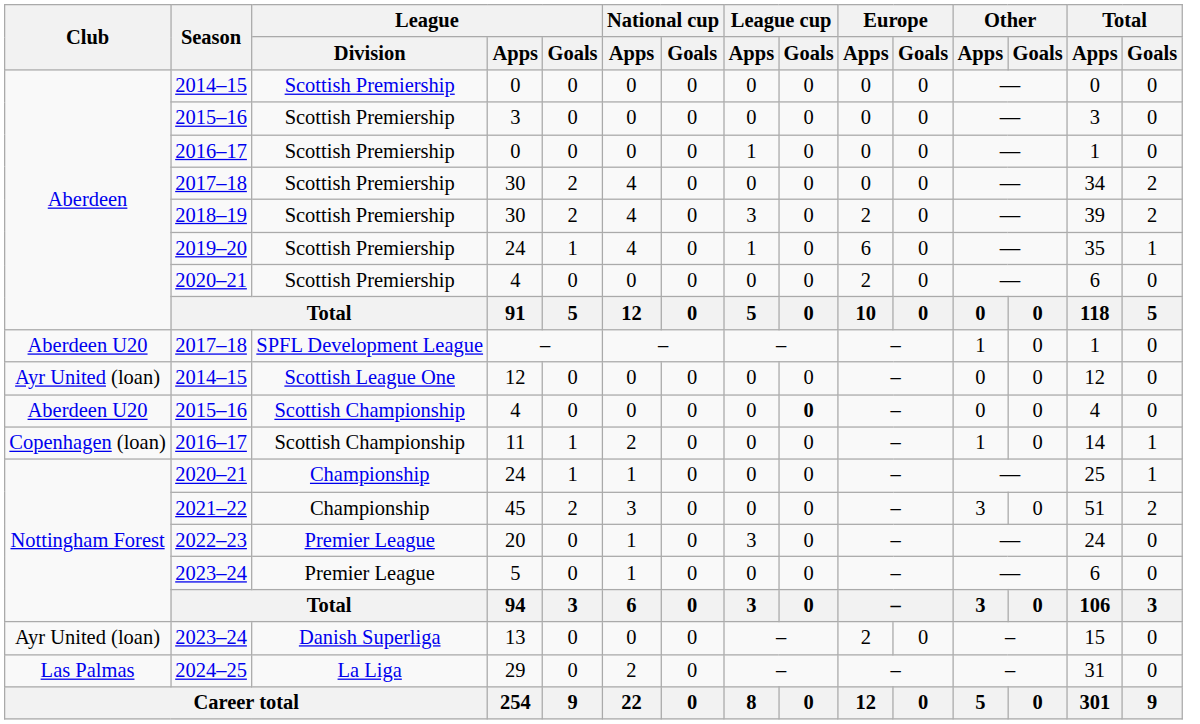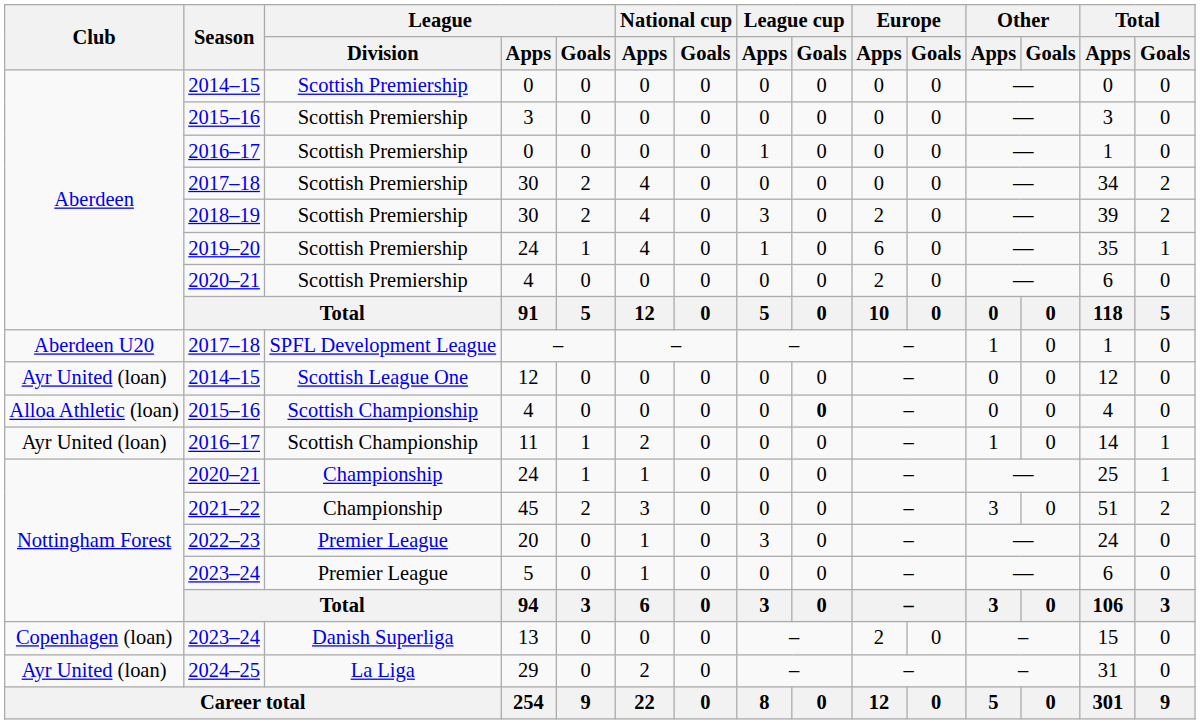(88, 410) Aberdeen U20 -> (94, 410) Alloa Athletic (loan)
(88, 442) Copenhagen (loan) -> (94, 442) Ayr United (loan)
(88, 637) Ayr United (loan) -> (94, 637) Copenhagen (loan)
(88, 670) Las Palmas -> (94, 670) Ayr United (loan)
